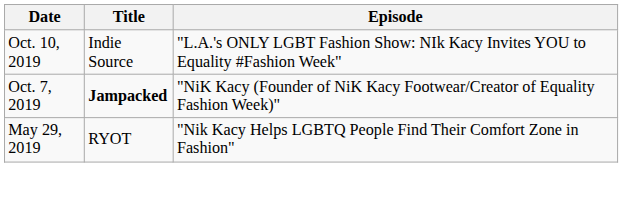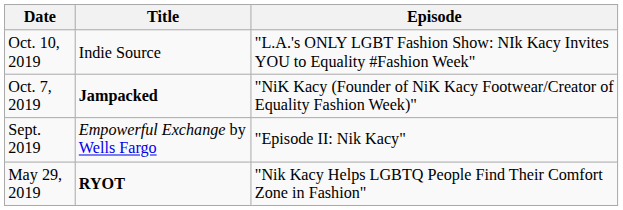+ row: (25, 139)
(110, 139) normal -> (102, 183) bold
